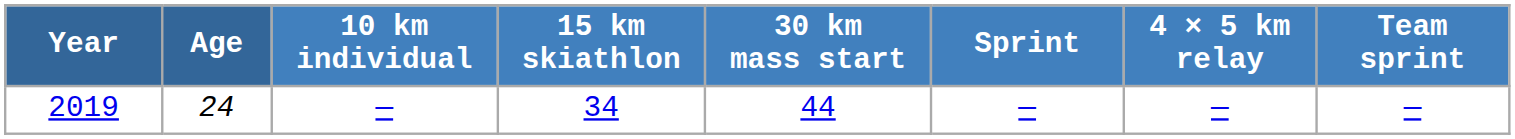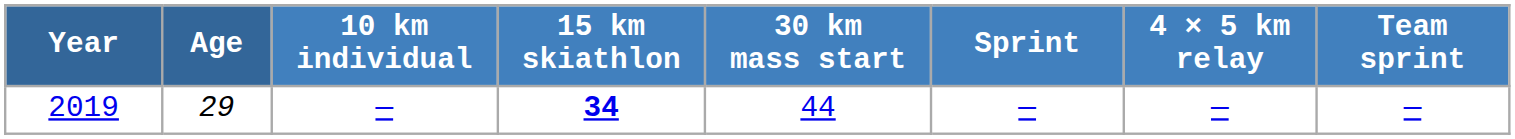(217, 110) 24 -> (217, 110) 29
(601, 110) normal -> (601, 110) bold
